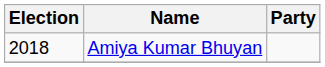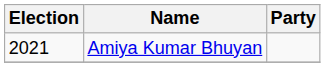(29, 47) 2018 -> (29, 47) 2021
